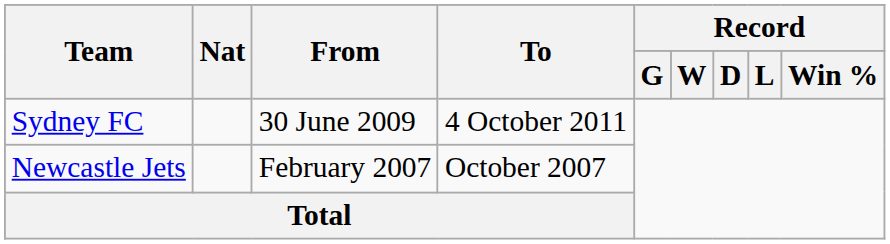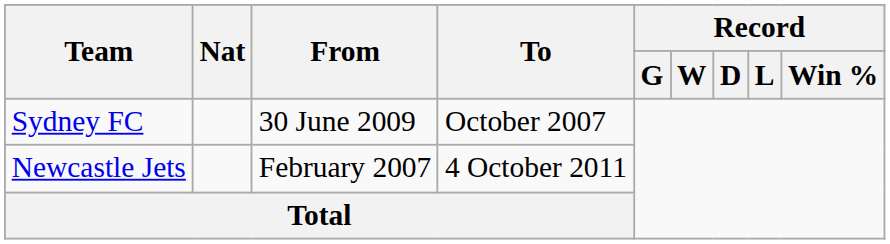(536, 121) 4 October 2011 -> (525, 121) October 2007
(525, 167) October 2007 -> (536, 167) 4 October 2011
